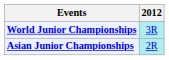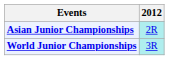rows swapped: (70, 47) <-> (72, 30)
